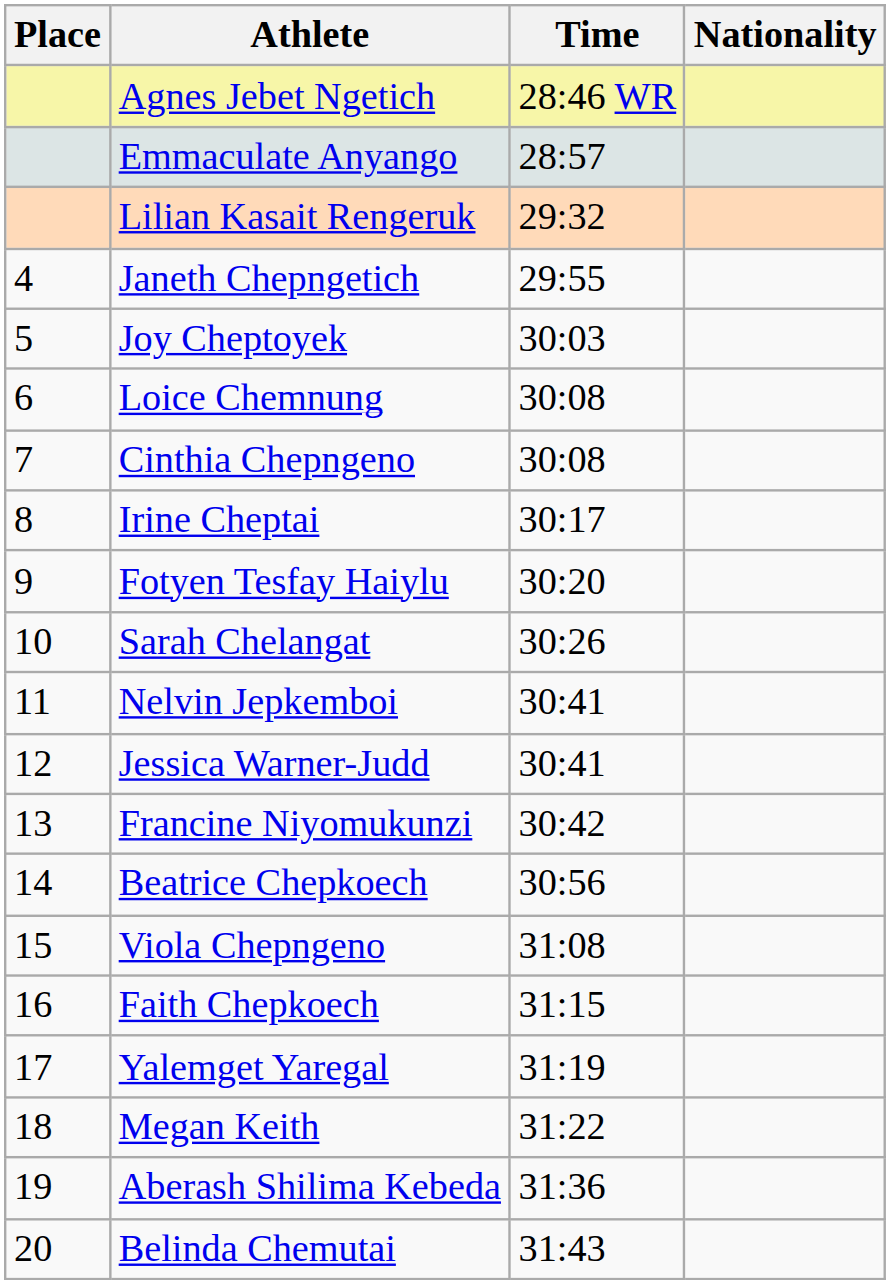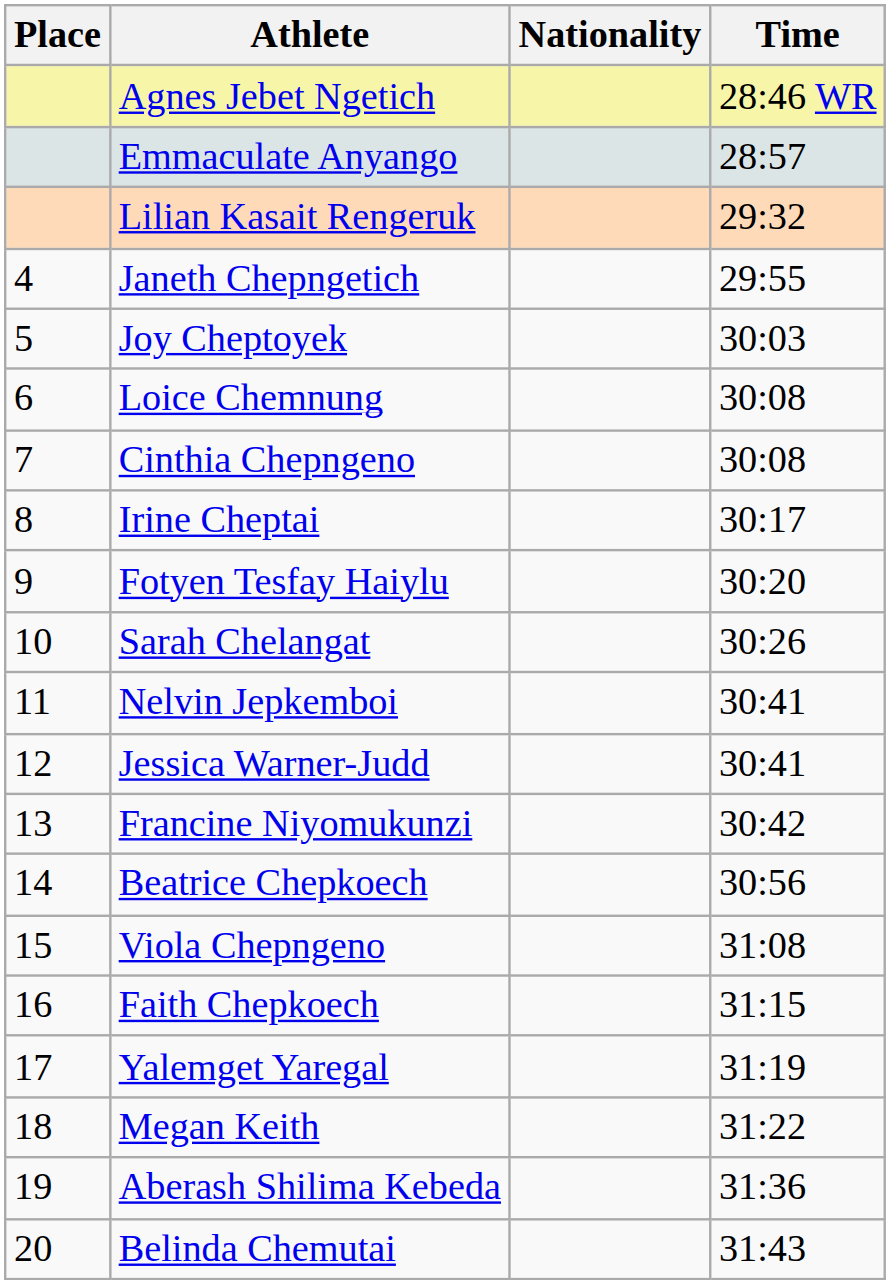columns swapped: (785, 34) <-> (597, 34)
